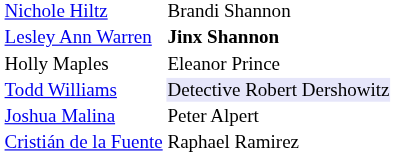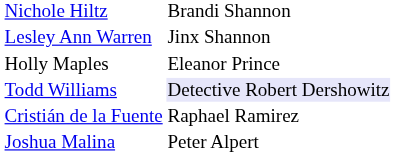(223, 37) bold -> (219, 37) normal
rows swapped: (84, 142) <-> (60, 115)
